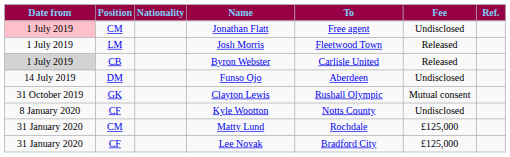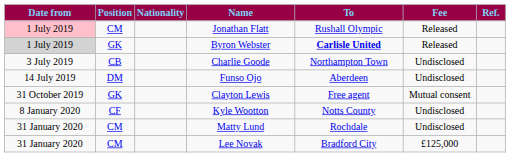(349, 29) Free agent -> (349, 29) Rushall Olympic
(440, 29) Undisclosed -> (440, 29) Released
- row: (241, 45)
(115, 62) CB -> (115, 45) GK
(349, 62) normal -> (349, 45) bold
+ row: (241, 62)
(349, 95) Rushall Olympic -> (349, 95) Free agent
(440, 127) £125,000 -> (440, 127) Undisclosed
(115, 144) CF -> (115, 144) CM
